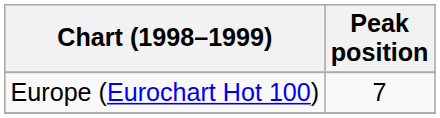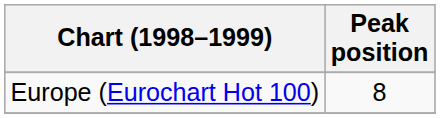(380, 92) 7 -> (380, 92) 8
